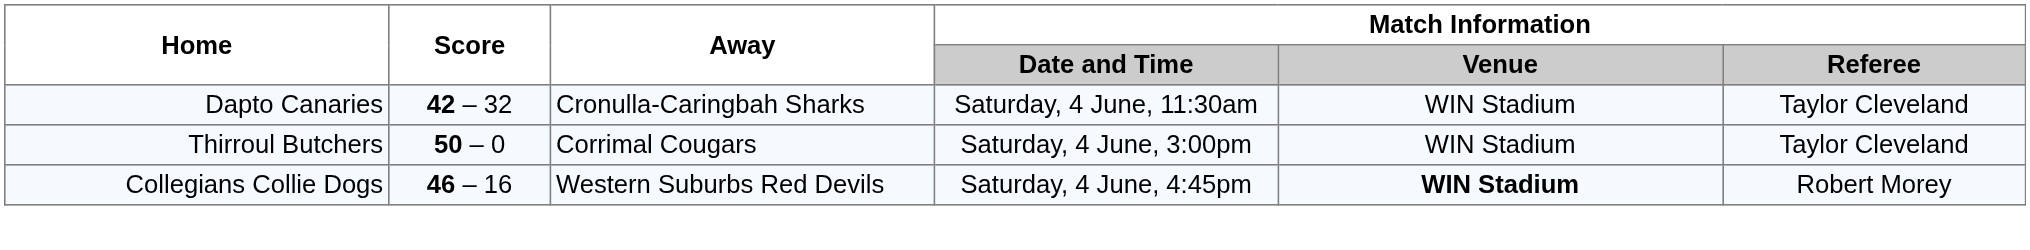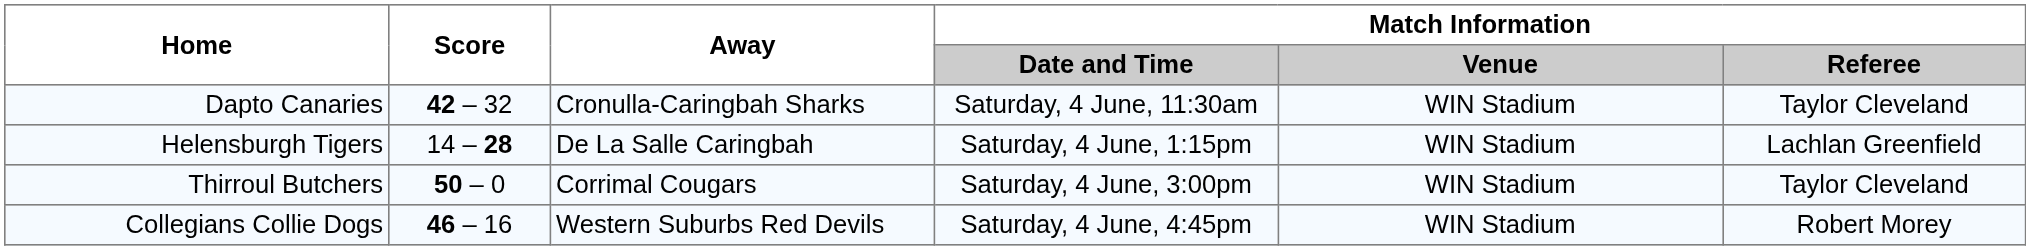+ row: (272, 144)
(1500, 184) bold -> (1500, 224) normal
